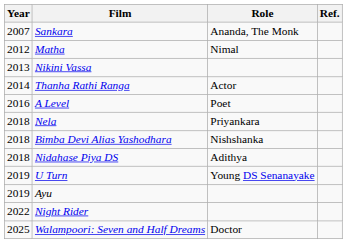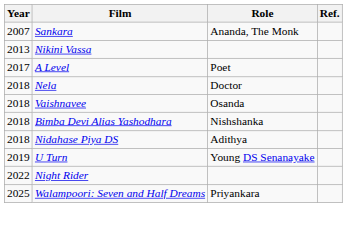- row: (50, 49)
- row: (82, 85)
(18, 103) 2016 -> (18, 67) 2017
(235, 121) Priyankara -> (226, 85) Doctor
+ row: (60, 103)
- row: (43, 193)
(226, 229) Doctor -> (235, 193) Priyankara
